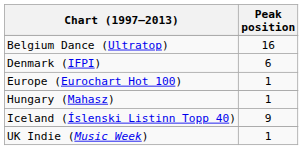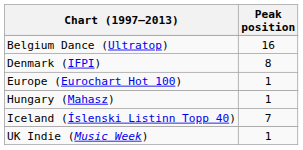(268, 63) 6 -> (268, 63) 8
(268, 118) 9 -> (268, 118) 7
